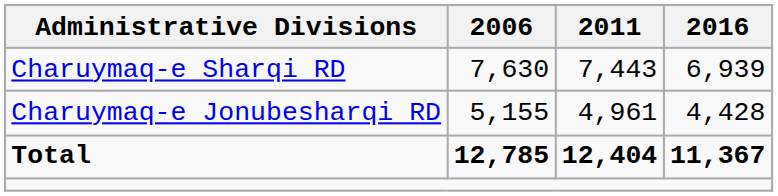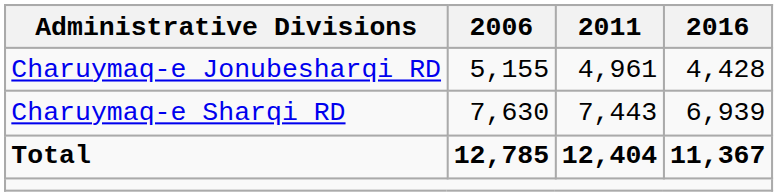rows swapped: (226, 113) <-> (178, 70)
